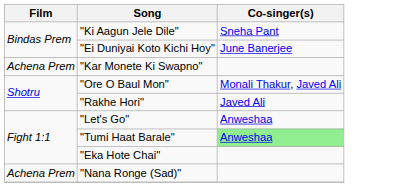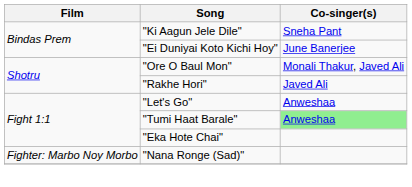- row: (141, 66)
(41, 173) Achena Prem -> (72, 155) Fighter: Marbo Noy Morbo
